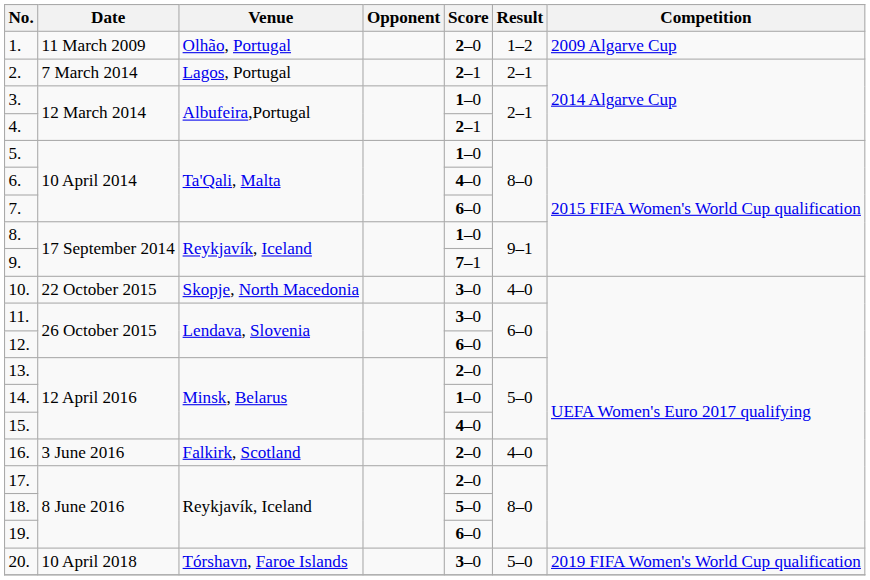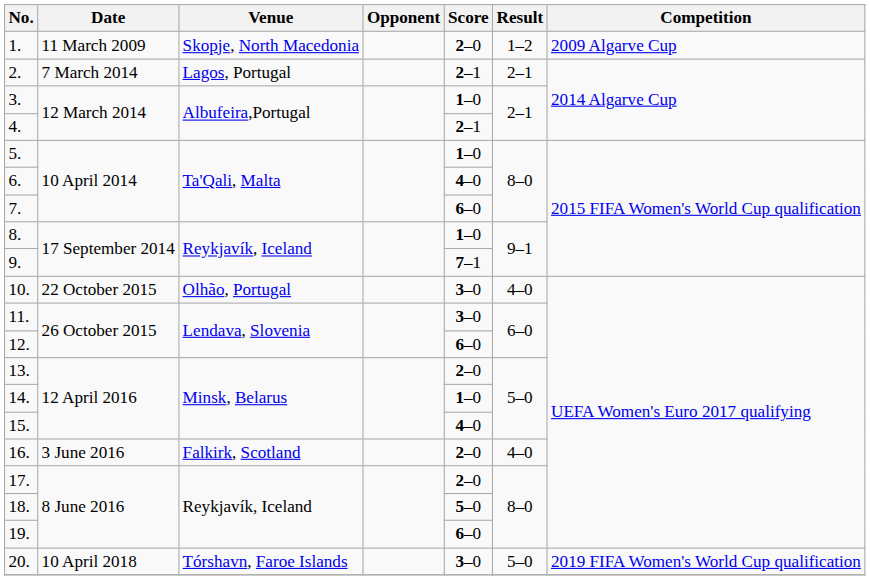(237, 45) Olhão, Portugal -> (271, 45) Skopje, North Macedonia
(271, 289) Skopje, North Macedonia -> (237, 289) Olhão, Portugal
